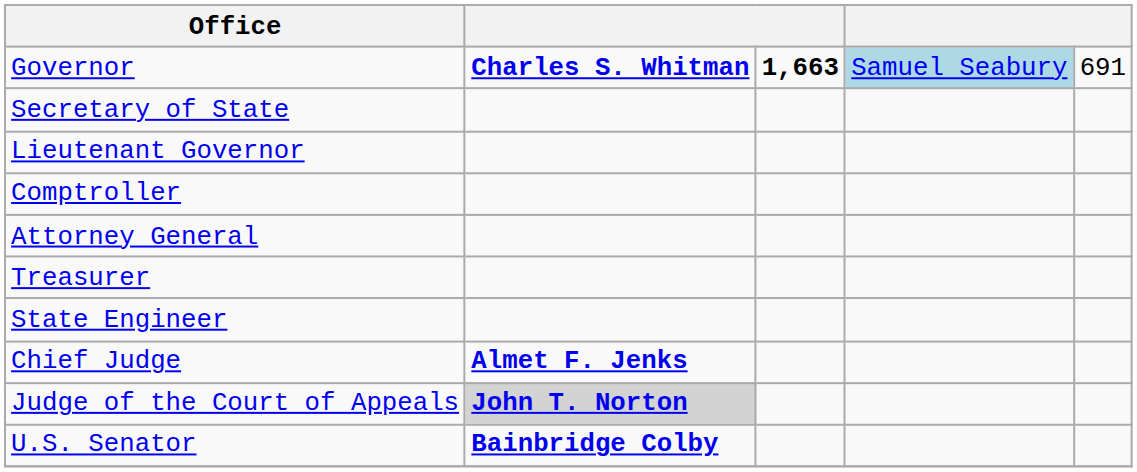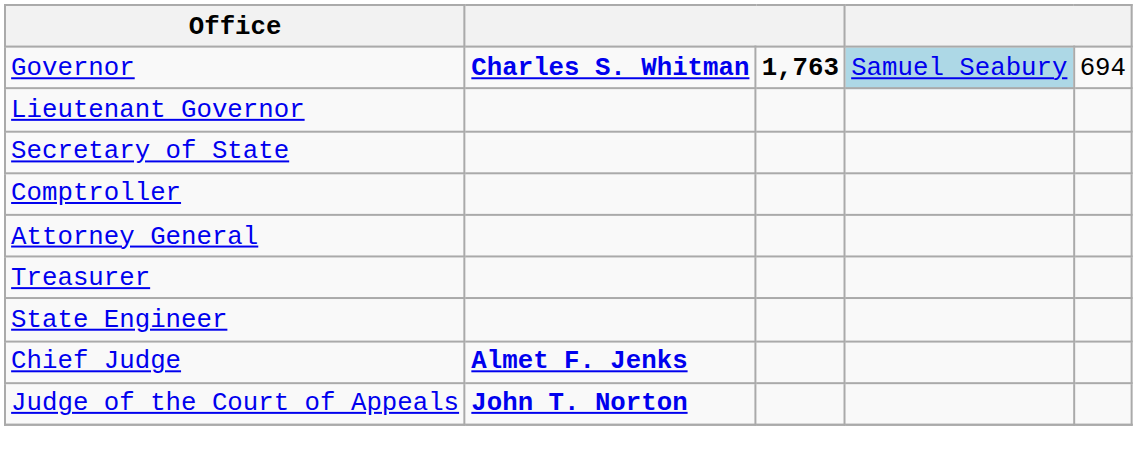(800, 68) 1,663 -> (800, 68) 1,763
(1103, 68) 691 -> (1103, 68) 694
rows swapped: (158, 152) <-> (150, 110)
(579, 404) lightgrey background -> (579, 404) no background
- row: (104, 445)
